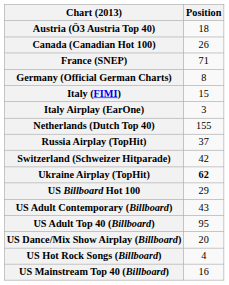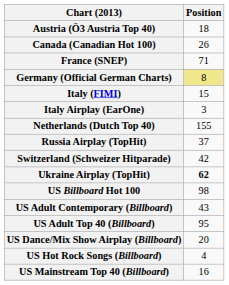(204, 77) no background -> (204, 77) khaki background
(204, 191) 29 -> (204, 191) 98
